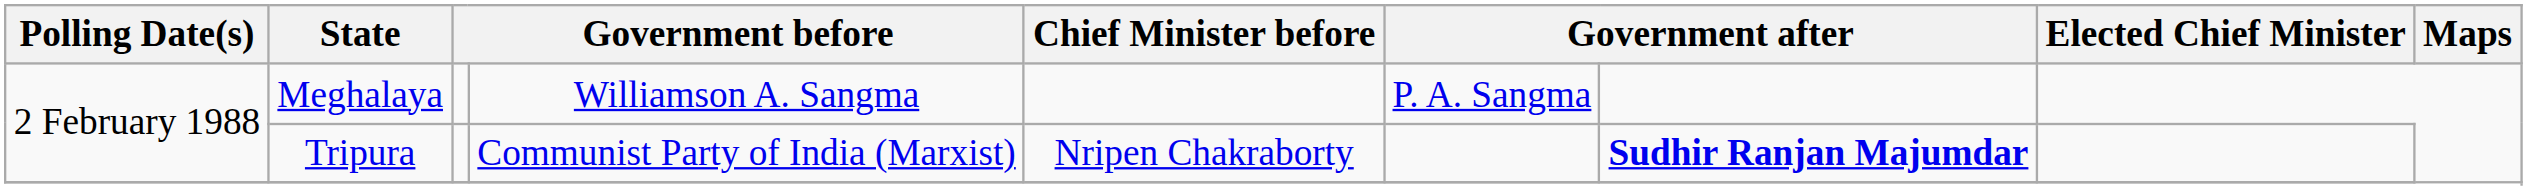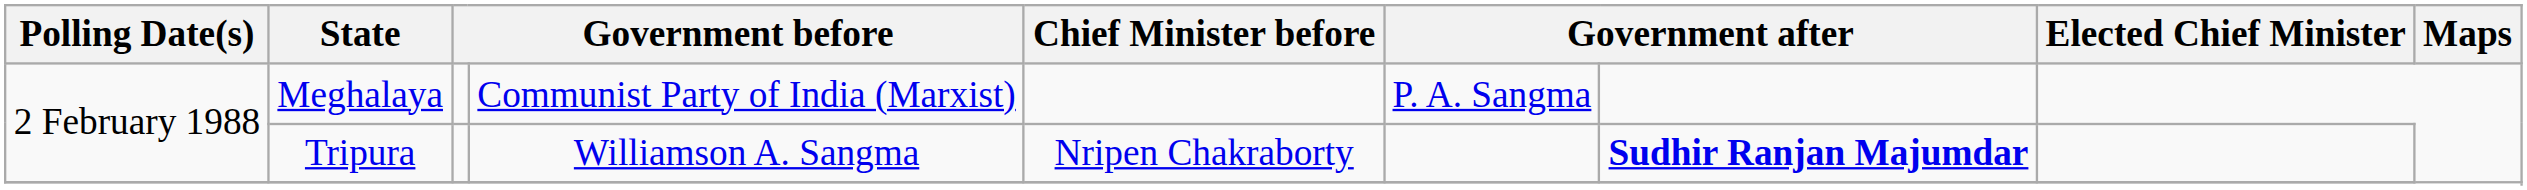(747, 93) Williamson A. Sangma -> (747, 93) Communist Party of India (Marxist)
(747, 152) Communist Party of India (Marxist) -> (747, 152) Williamson A. Sangma
